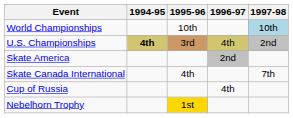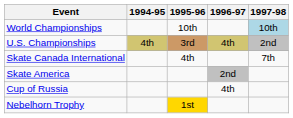(147, 43) bold -> (147, 43) normal
rows swapped: (38, 58) <-> (66, 74)
